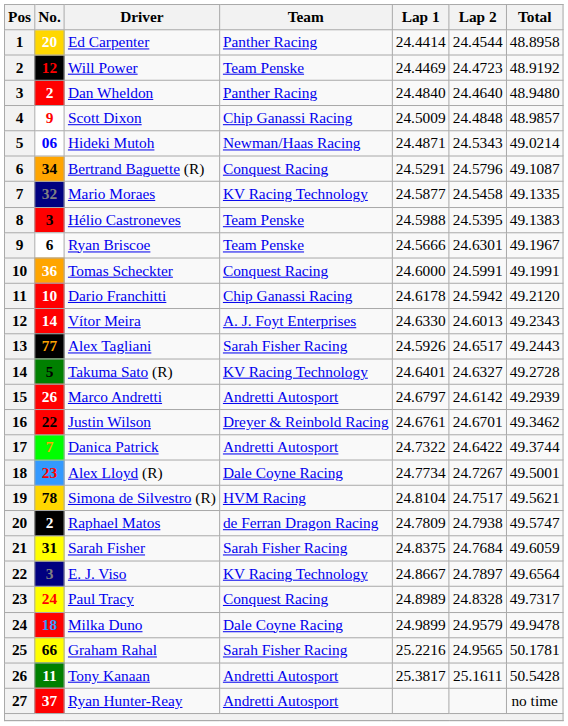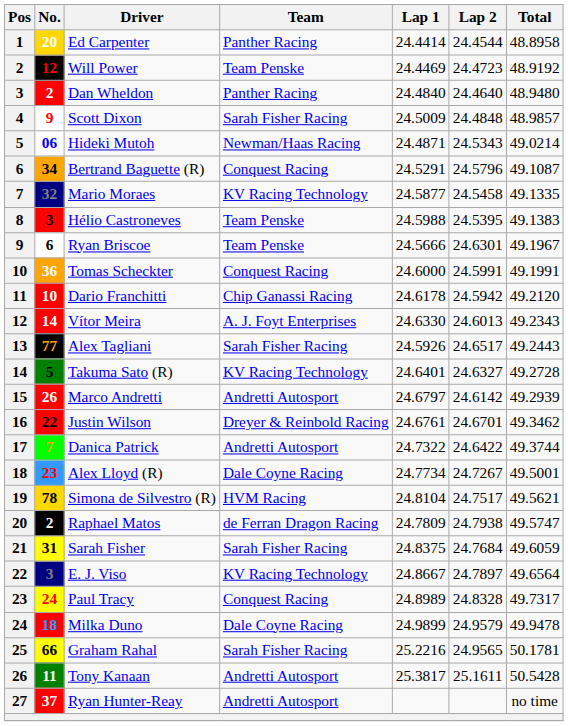(288, 118) Chip Ganassi Racing -> (285, 118) Sarah Fisher Racing
